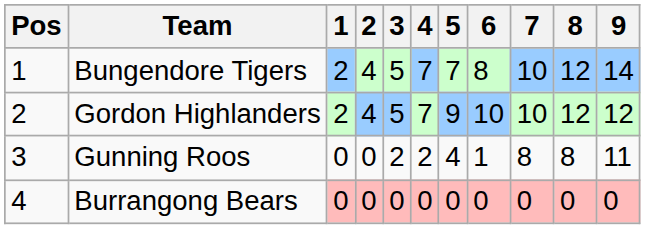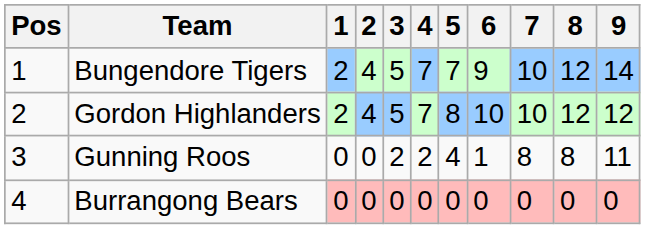(481, 69) 8 -> (481, 69) 9
(453, 113) 9 -> (453, 113) 8
